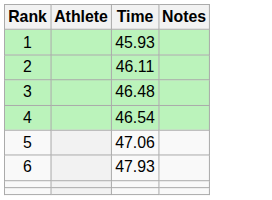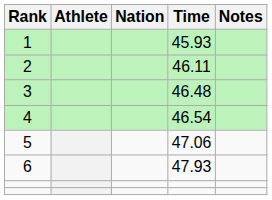+ column: (140, 17)
